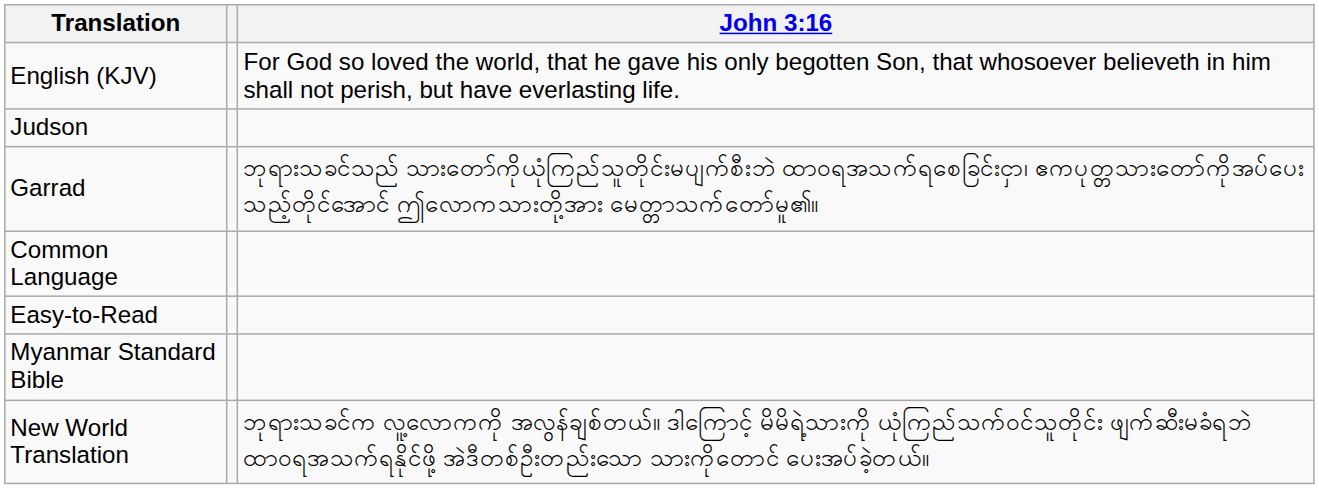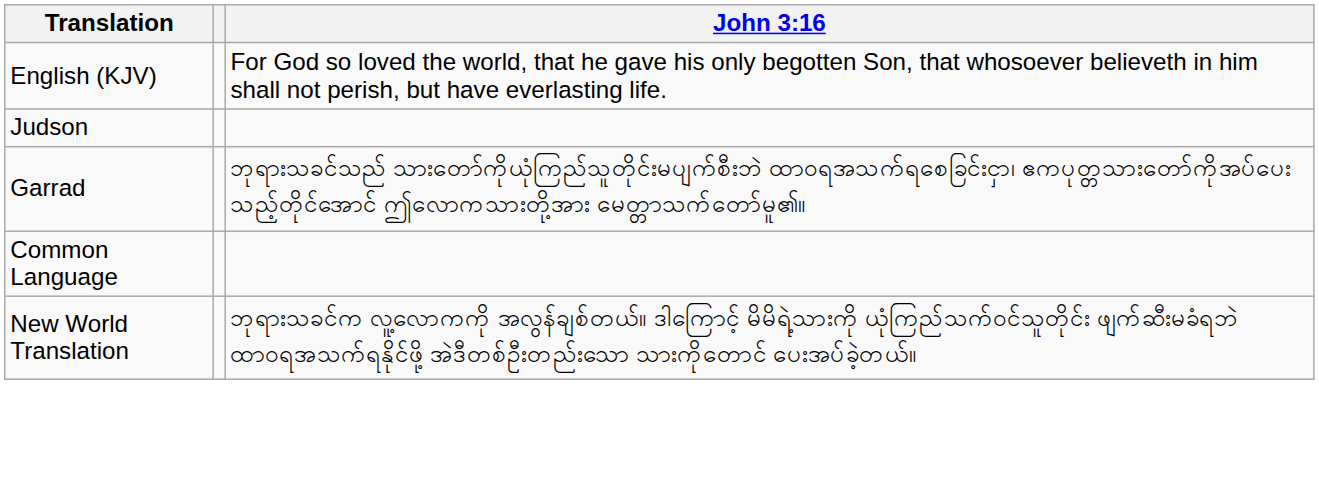- row: (84, 314)
- row: (113, 366)
